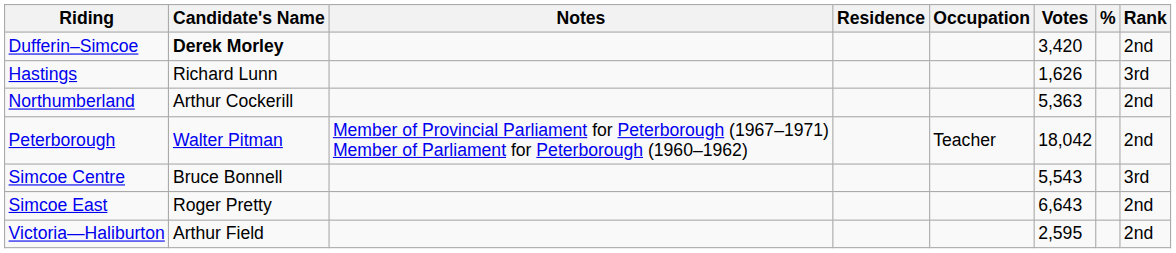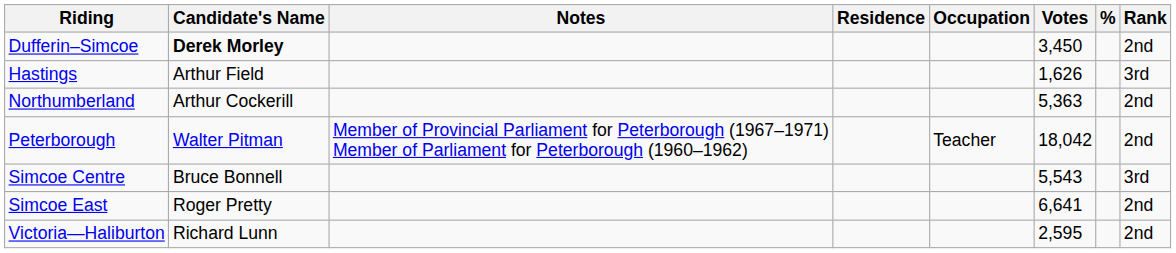(1060, 46) 3,420 -> (1060, 46) 3,450
(225, 74) Richard Lunn -> (218, 74) Arthur Field
(1060, 205) 6,643 -> (1060, 205) 6,641
(218, 233) Arthur Field -> (225, 233) Richard Lunn
